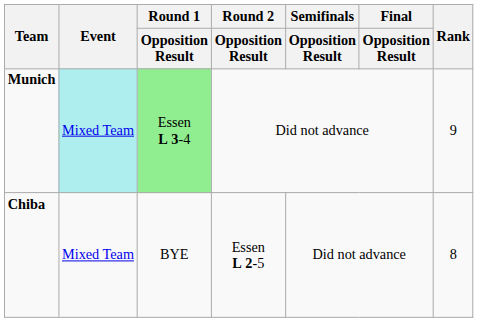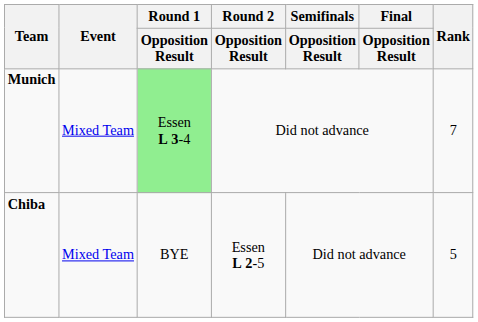(98, 130) paleturquoise background -> (98, 130) no background
(453, 130) 9 -> (453, 130) 7
(453, 255) 8 -> (453, 255) 5
